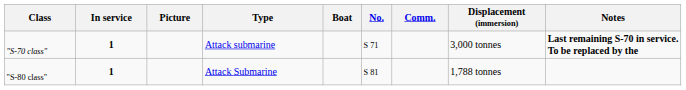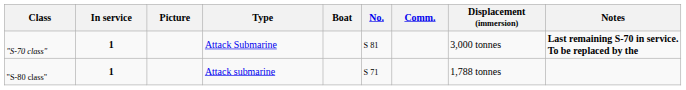(240, 44) Attack submarine -> (241, 44) Attack Submarine
(371, 45) S 71 -> (371, 45) S 81
(241, 71) Attack Submarine -> (240, 71) Attack submarine
(371, 72) S 81 -> (371, 72) S 71
